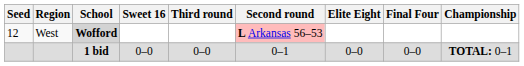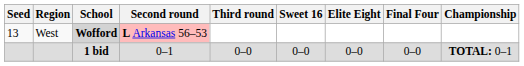columns swapped: (280, 14) <-> (144, 14)
(13, 33) 12 -> (13, 33) 13
